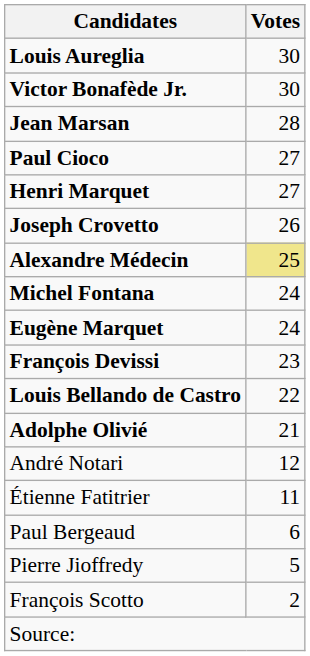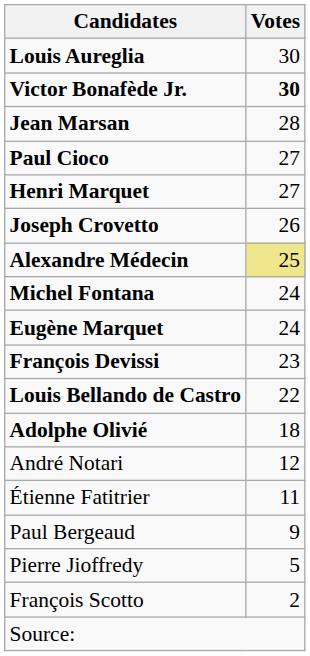(289, 89) normal -> (289, 89) bold
(289, 429) 21 -> (289, 429) 18
(295, 531) 6 -> (295, 531) 9
